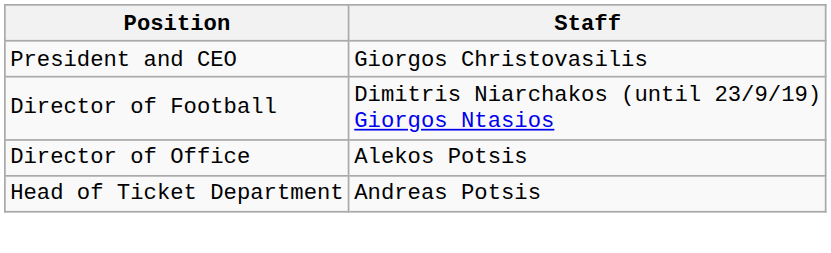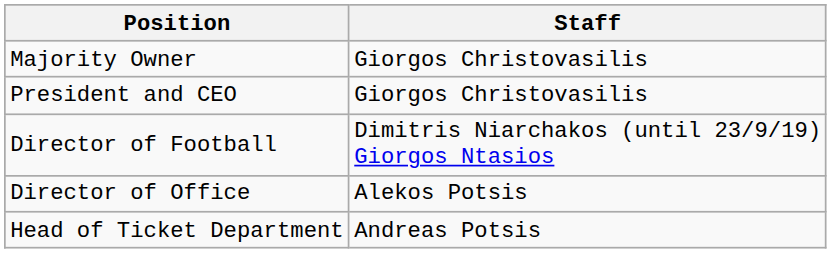+ row: (104, 59)
